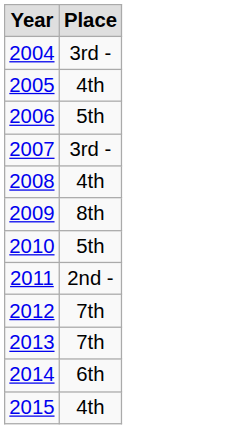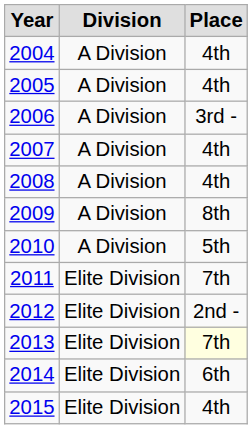+ column: (122, 20)
(90, 52) 3rd - -> (216, 52) 4th
(90, 117) 5th -> (216, 117) 3rd -
(90, 149) 3rd - -> (216, 149) 4th
(90, 278) 2nd - -> (216, 278) 7th
(90, 310) 7th -> (216, 310) 2nd -
(90, 342) no background -> (216, 342) lightyellow background
